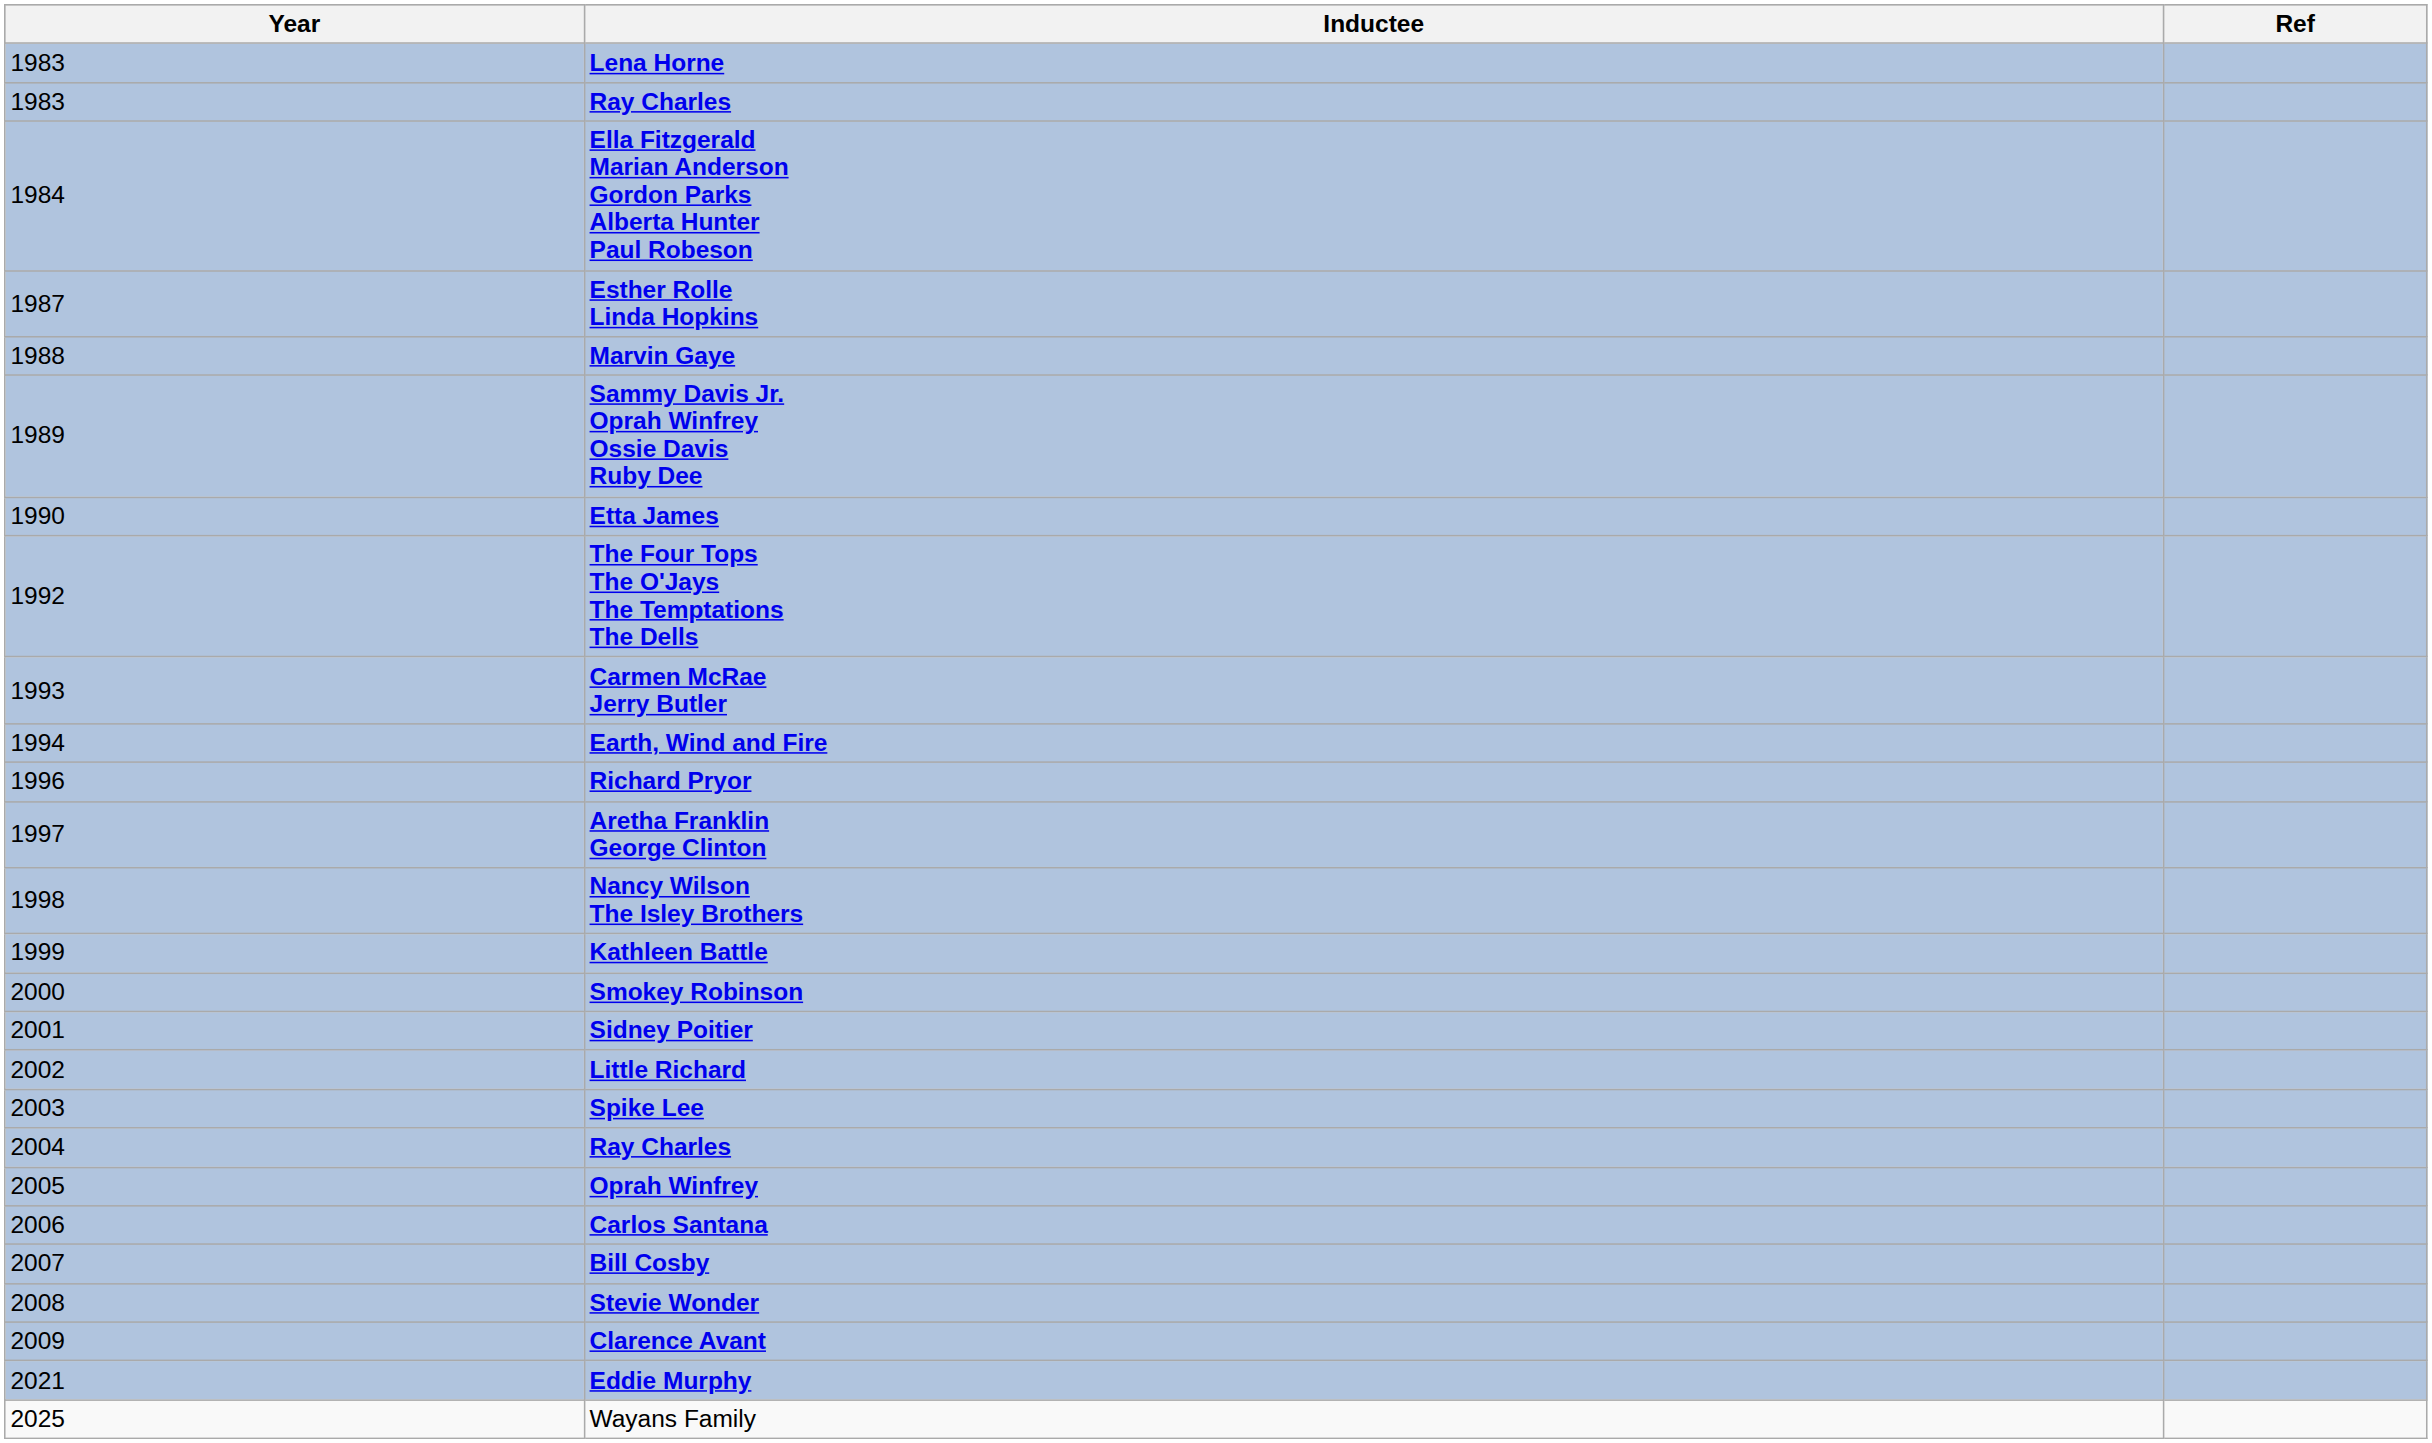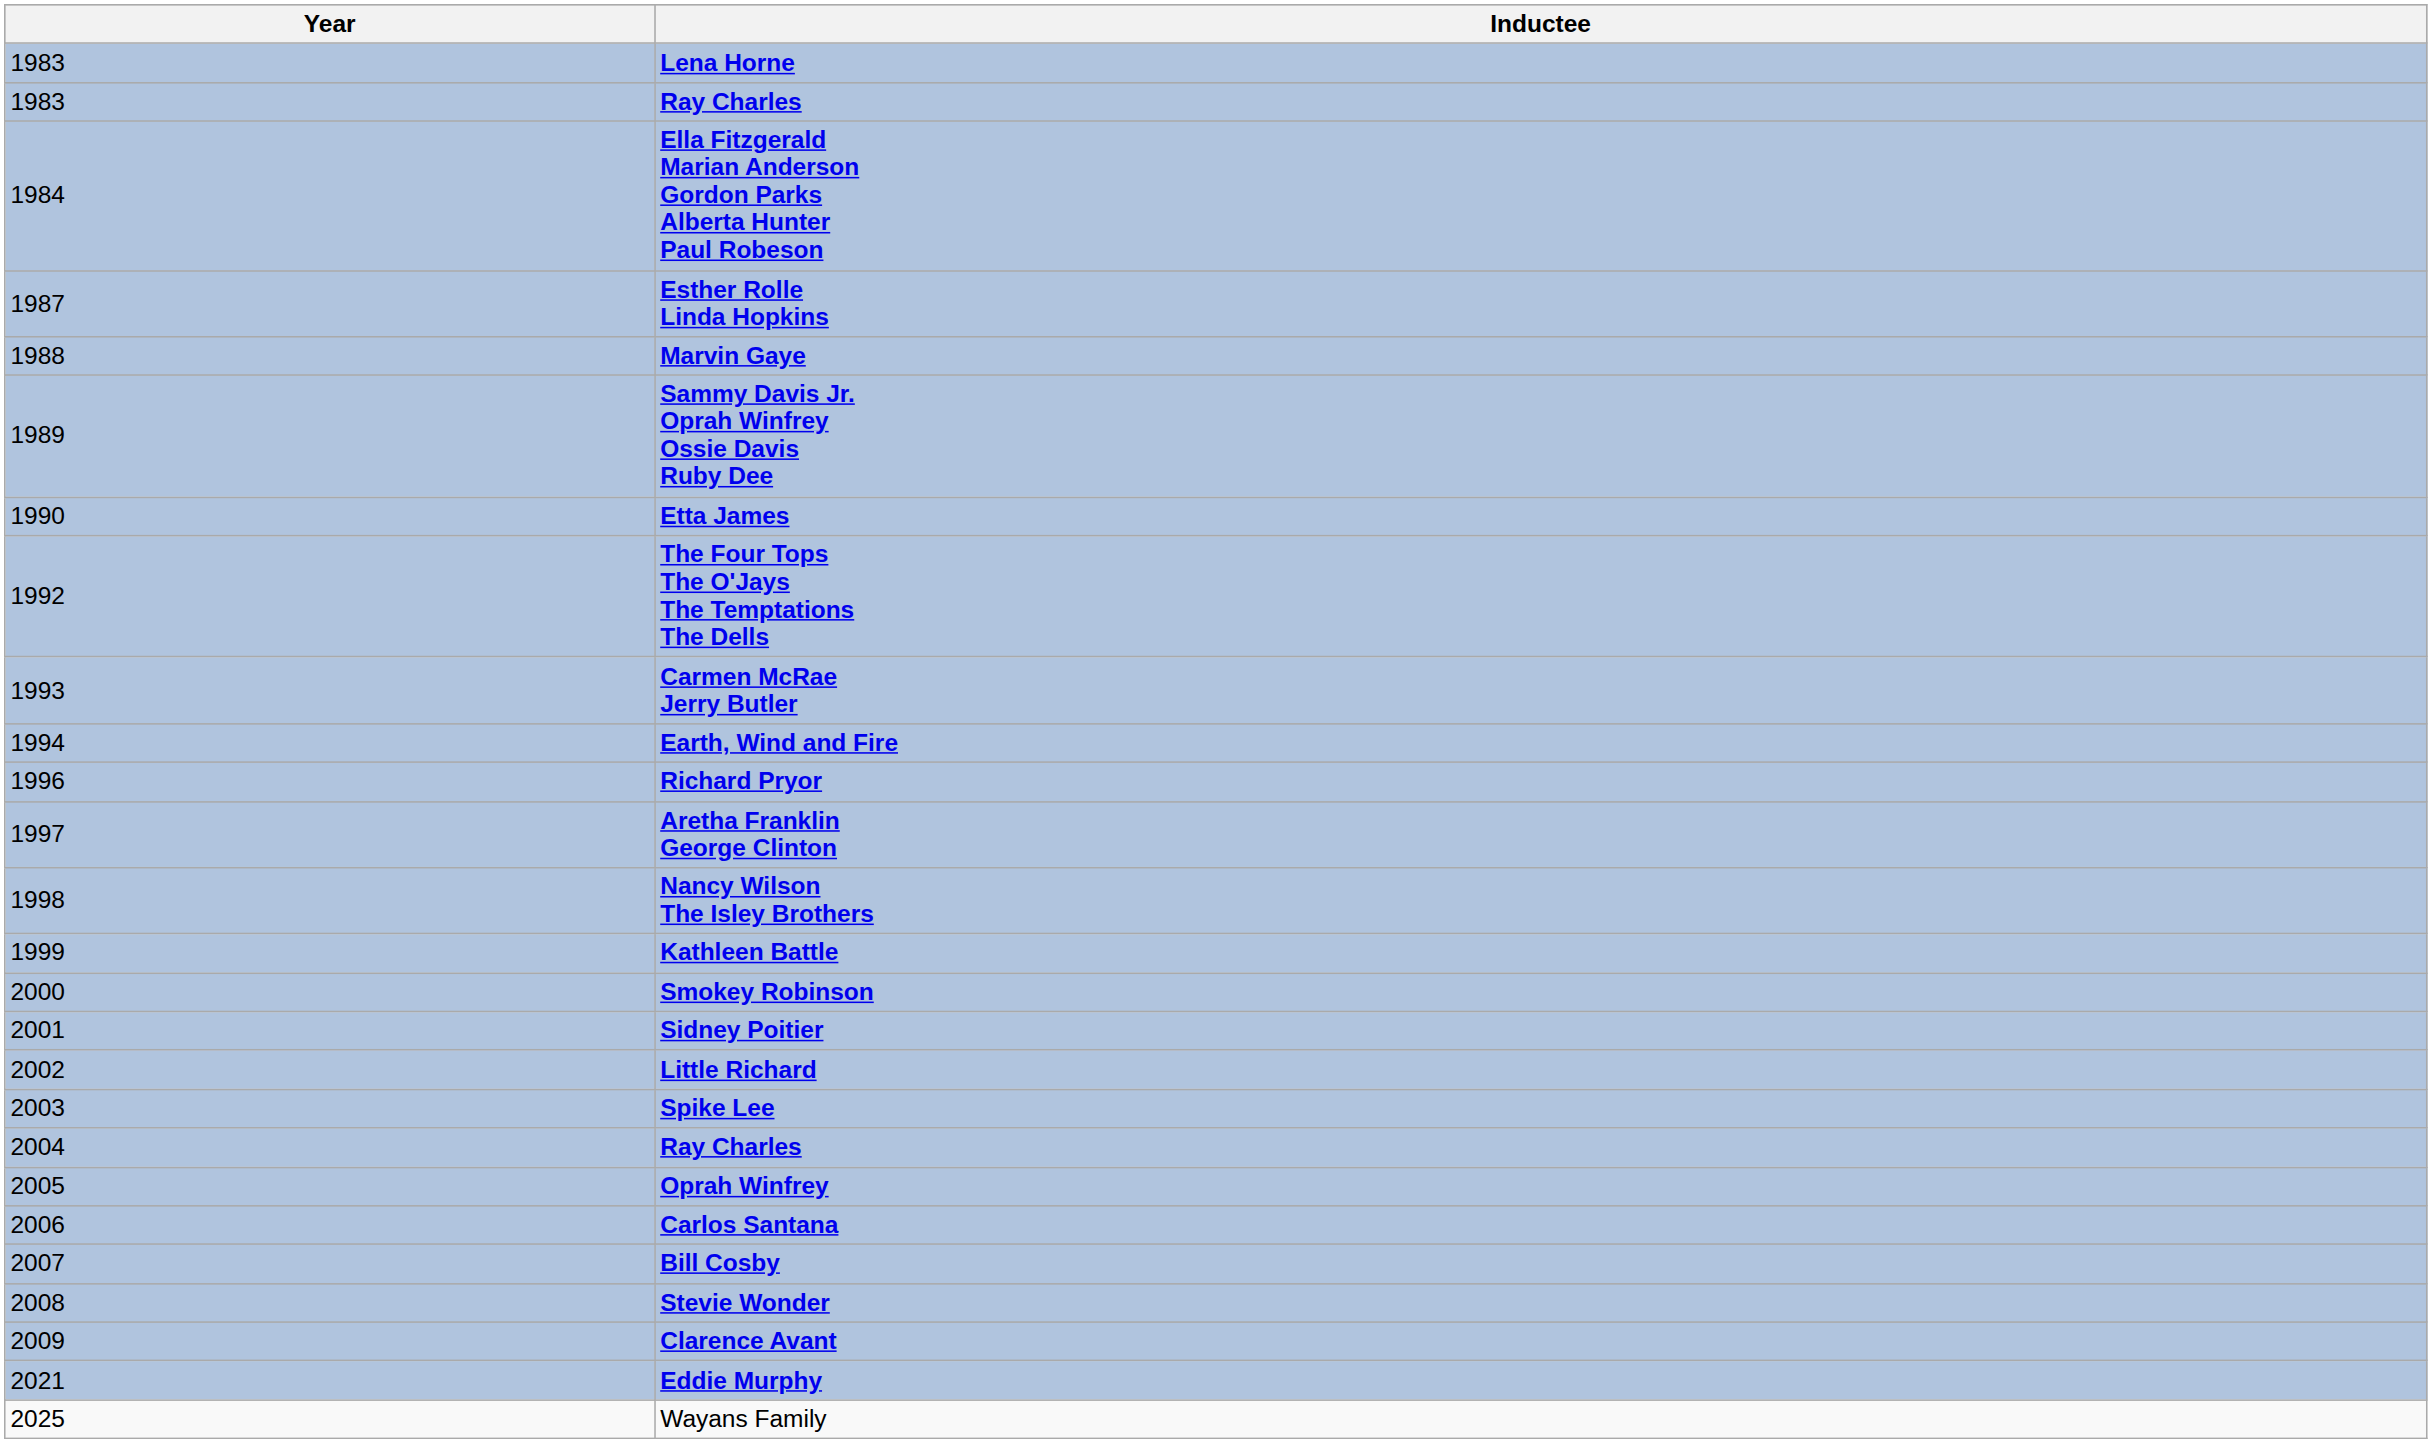- column: (2295, 23)
